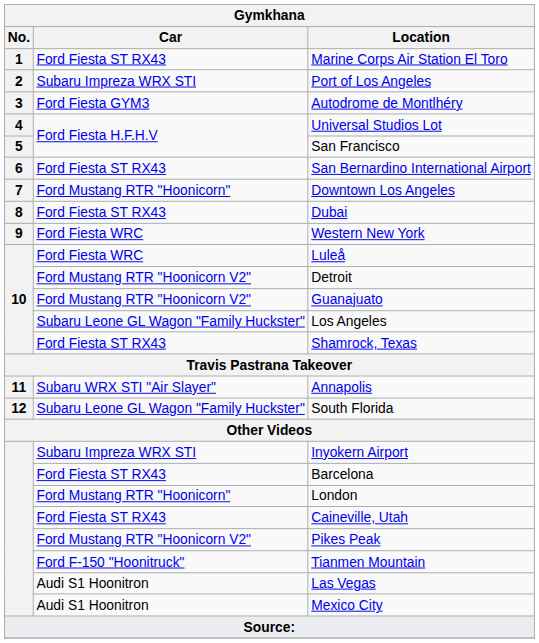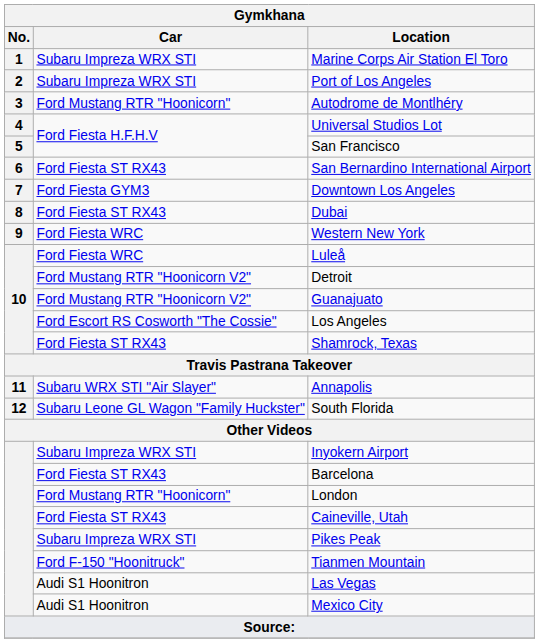(101, 59) Ford Fiesta ST RX43 -> (116, 59) Subaru Impreza WRX STI
(93, 103) Ford Fiesta GYM3 -> (133, 103) Ford Mustang RTR "Hoonicorn"
(133, 191) Ford Mustang RTR "Hoonicorn" -> (93, 191) Ford Fiesta GYM3
(171, 322) Subaru Leone GL Wagon "Family Huckster" -> (157, 322) Ford Escort RS Cosworth "The Cossie"
(144, 540) Ford Mustang RTR "Hoonicorn V2" -> (116, 540) Subaru Impreza WRX STI
